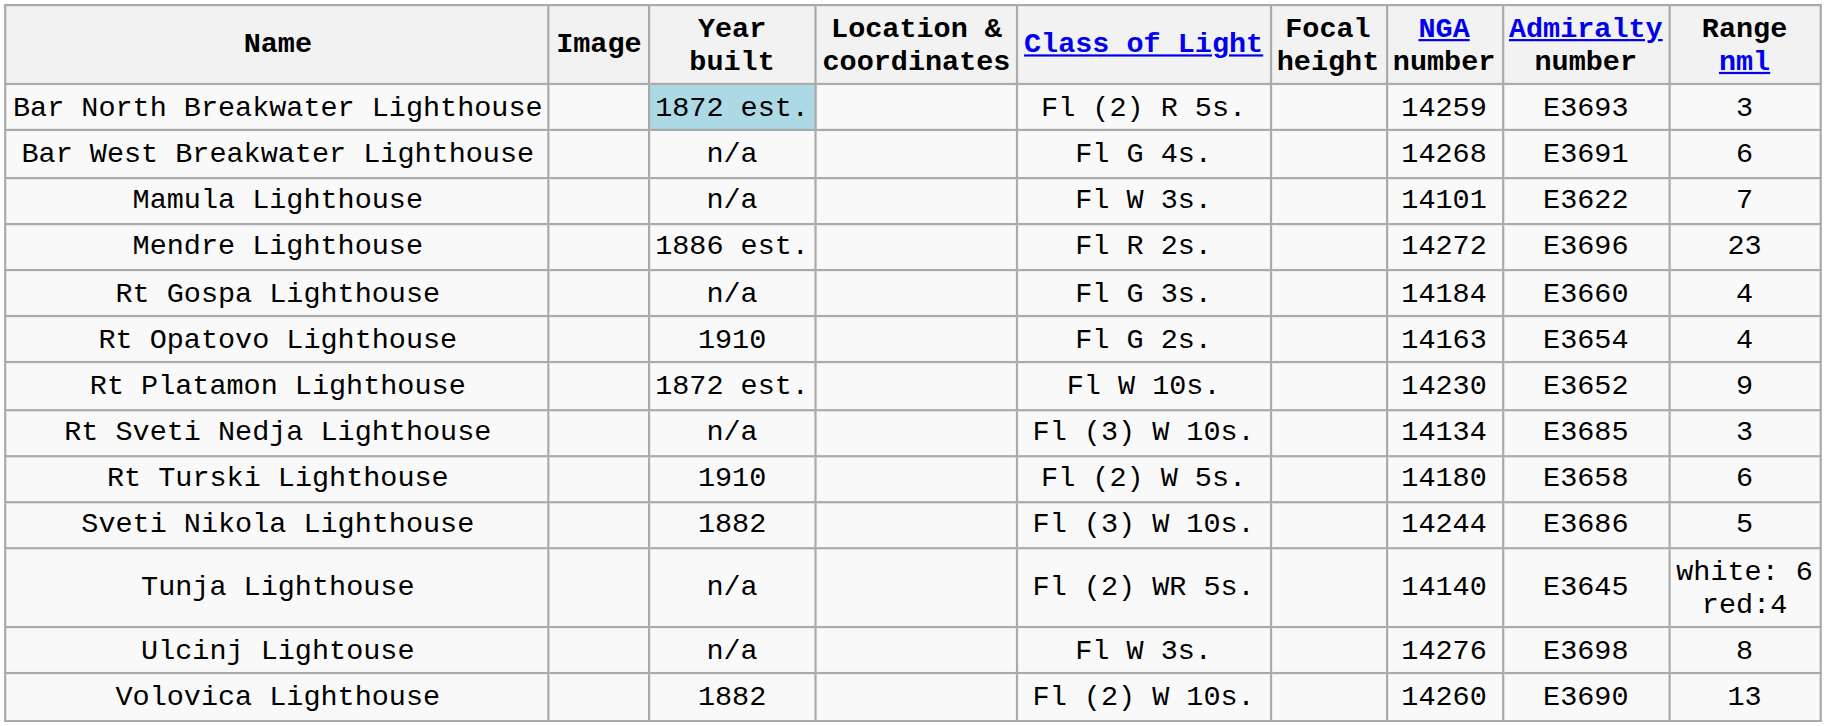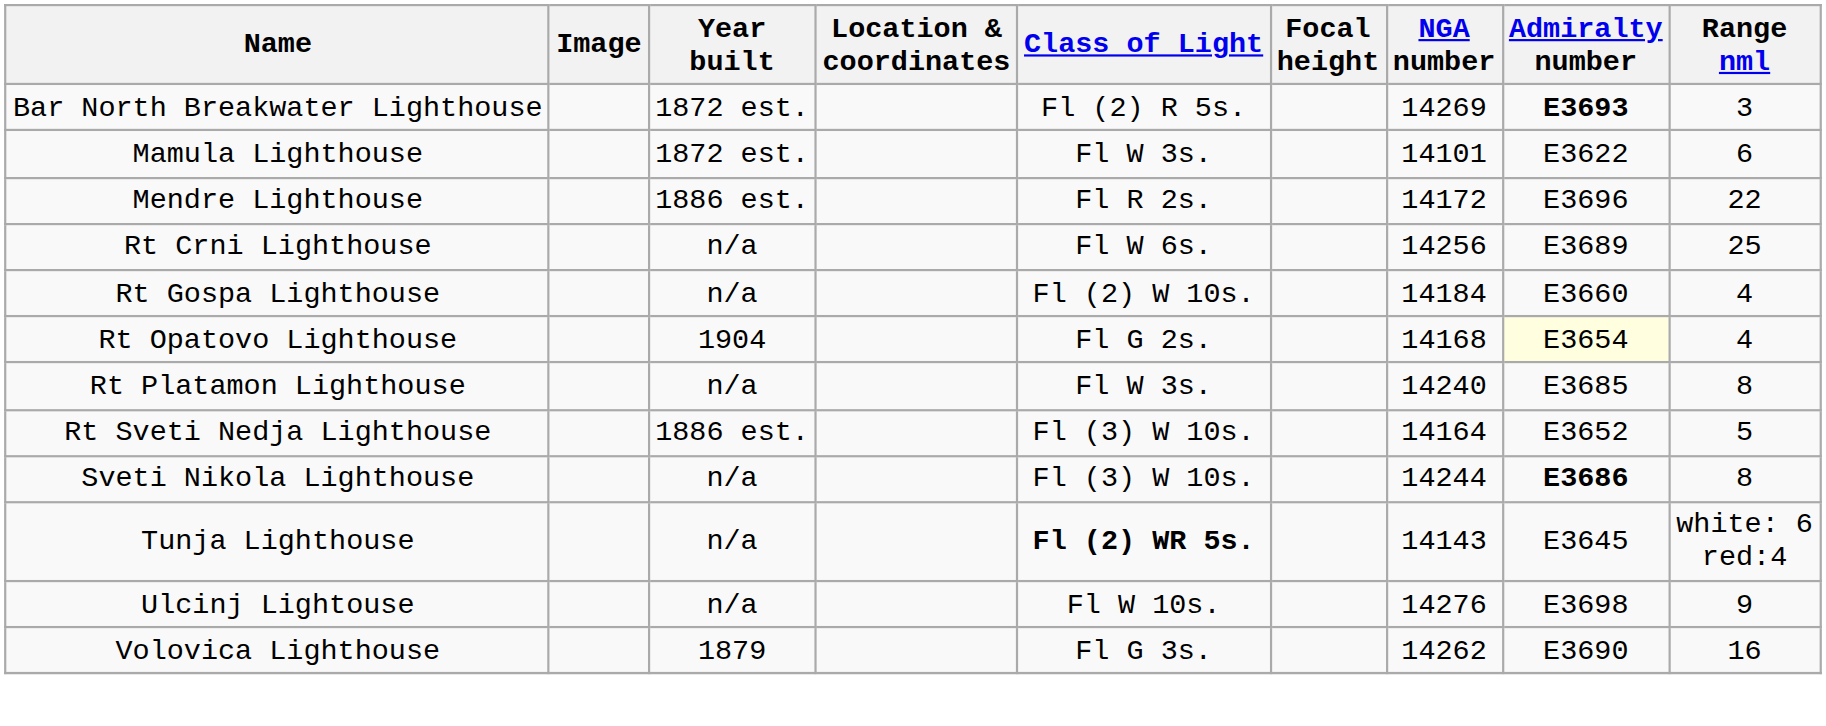(732, 108) lightblue background -> (732, 108) no background
(1444, 108) 14259 -> (1444, 108) 14269
(1586, 108) normal -> (1586, 108) bold
- row: (278, 154)
(732, 200) n/a -> (732, 154) 1872 est.
(1745, 200) 7 -> (1745, 154) 6
(1444, 247) 14272 -> (1444, 200) 14172
(1745, 247) 23 -> (1745, 200) 22
+ row: (278, 247)
(1144, 293) Fl G 3s. -> (1144, 293) Fl (2) W 10s.
(732, 340) 1910 -> (732, 340) 1904
(1444, 340) 14163 -> (1444, 340) 14168
(1586, 340) no background -> (1586, 340) lightyellow background
(732, 386) 1872 est. -> (732, 386) n/a
(1144, 386) Fl W 10s. -> (1144, 386) Fl W 3s.
(1444, 386) 14230 -> (1444, 386) 14240
(1586, 386) E3652 -> (1586, 386) E3685
(1745, 386) 9 -> (1745, 386) 8
(732, 432) n/a -> (732, 432) 1886 est.
(1444, 432) 14134 -> (1444, 432) 14164
(1586, 432) E3685 -> (1586, 432) E3652
(1745, 432) 3 -> (1745, 432) 5
- row: (278, 479)
(732, 525) 1882 -> (732, 479) n/a
(1586, 525) normal -> (1586, 479) bold
(1745, 525) 5 -> (1745, 479) 8
(1144, 588) normal -> (1144, 542) bold
(1444, 588) 14140 -> (1444, 542) 14143
(1144, 651) Fl W 3s. -> (1144, 604) Fl W 10s.
(1745, 651) 8 -> (1745, 604) 9
(732, 697) 1882 -> (732, 651) 1879
(1144, 697) Fl (2) W 10s. -> (1144, 651) Fl G 3s.
(1444, 697) 14260 -> (1444, 651) 14262
(1745, 697) 13 -> (1745, 651) 16
